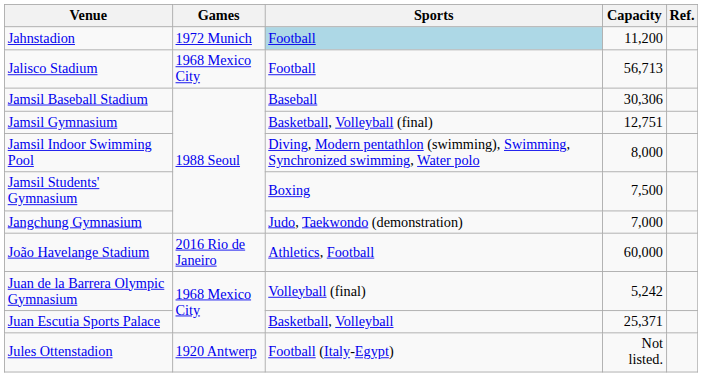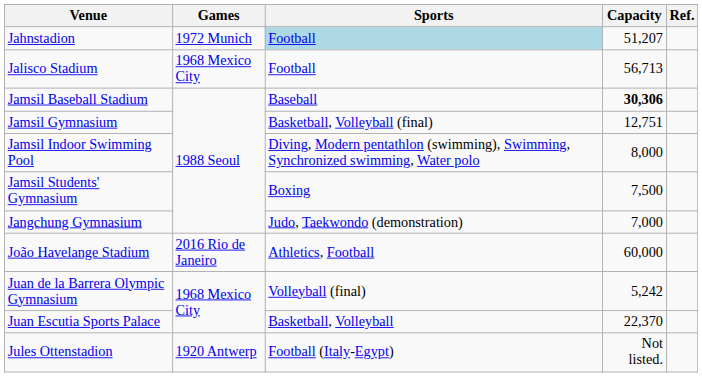(644, 38) 11,200 -> (643, 38) 51,207
(643, 99) normal -> (643, 99) bold
(643, 321) 25,371 -> (643, 321) 22,370
